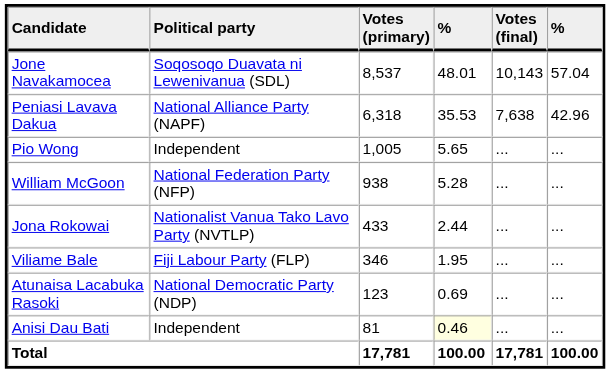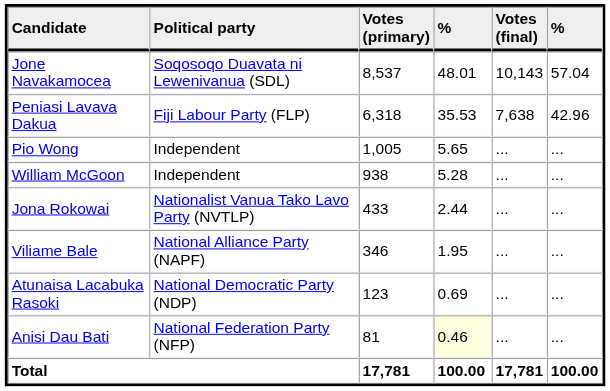(231, 115) National Alliance Party (NAPF) -> (232, 115) Fiji Labour Party (FLP)
(242, 183) National Federation Party (NFP) -> (197, 174) Independent
(232, 260) Fiji Labour Party (FLP) -> (231, 251) National Alliance Party (NAPF)
(197, 327) Independent -> (242, 336) National Federation Party (NFP)
